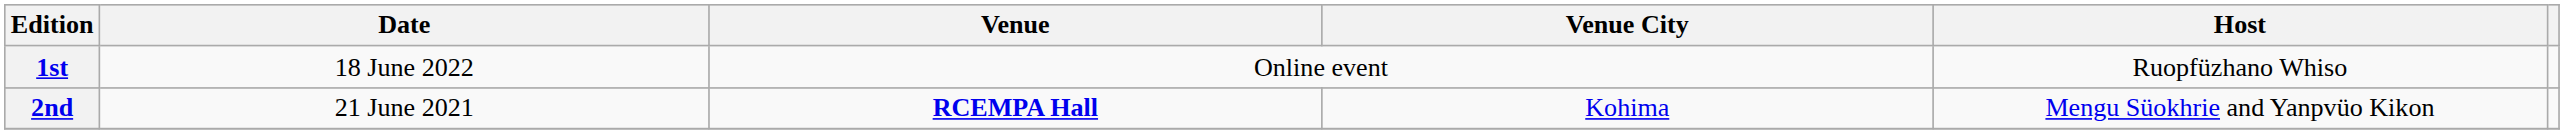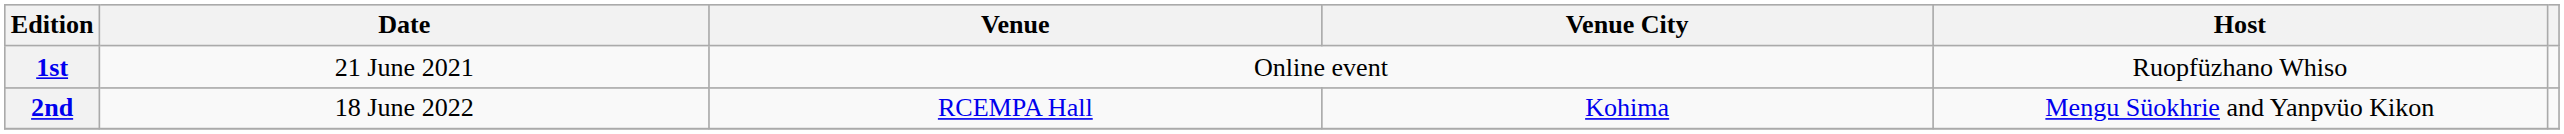(404, 66) 18 June 2022 -> (404, 66) 21 June 2021
(404, 107) 21 June 2021 -> (404, 107) 18 June 2022
(1015, 107) bold -> (1015, 107) normal
